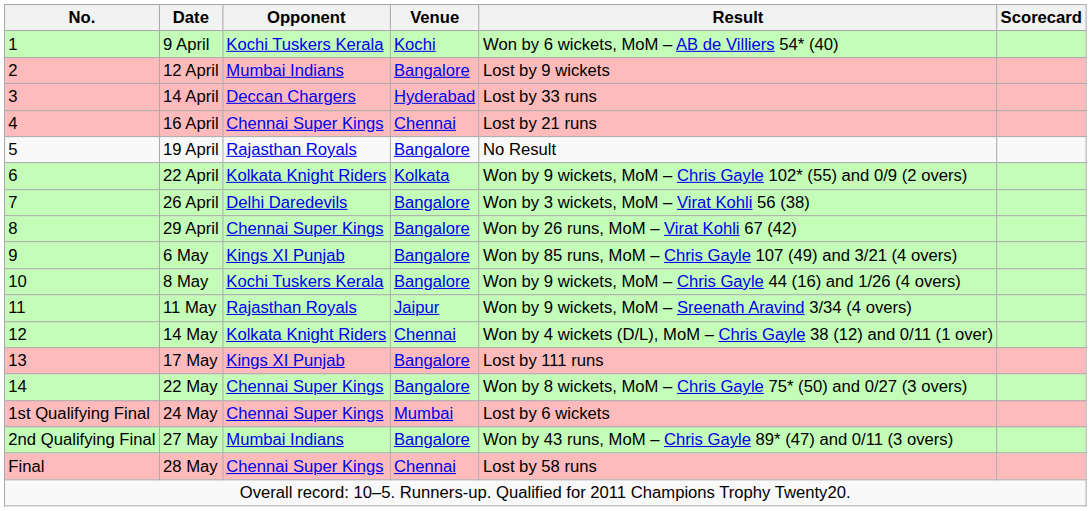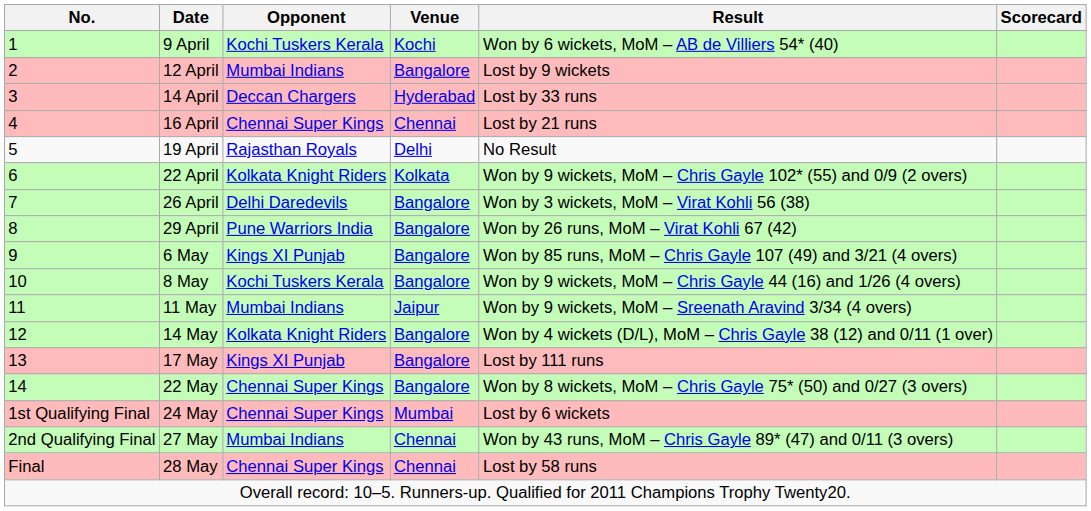(432, 149) Bangalore -> (413, 149) Delhi
(305, 228) Chennai Super Kings -> (299, 228) Pune Warriors India
(291, 307) Rajasthan Royals -> (285, 307) Mumbai Indians
(425, 334) Chennai -> (432, 334) Bangalore
(432, 439) Bangalore -> (425, 439) Chennai
